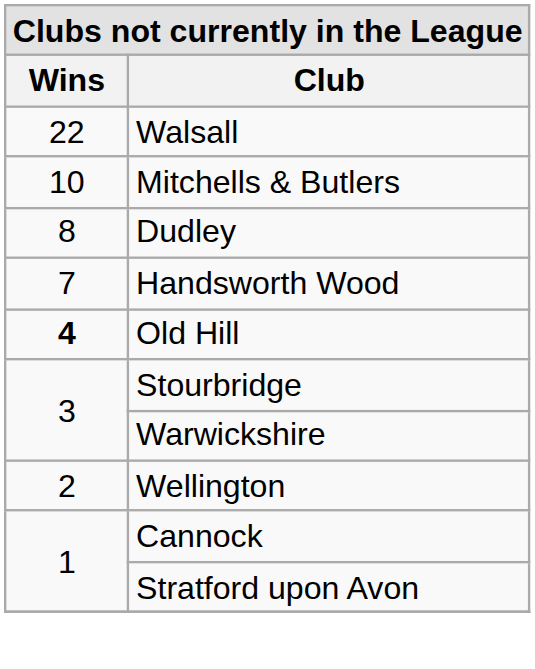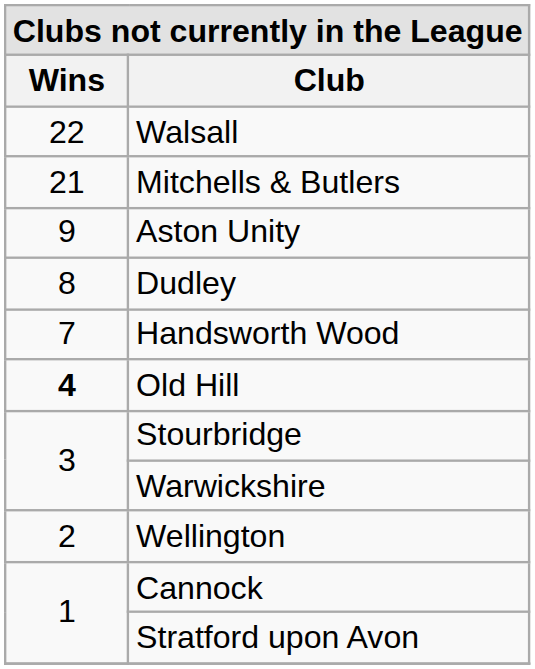(67, 182) 10 -> (67, 182) 21
+ row: (218, 232)
